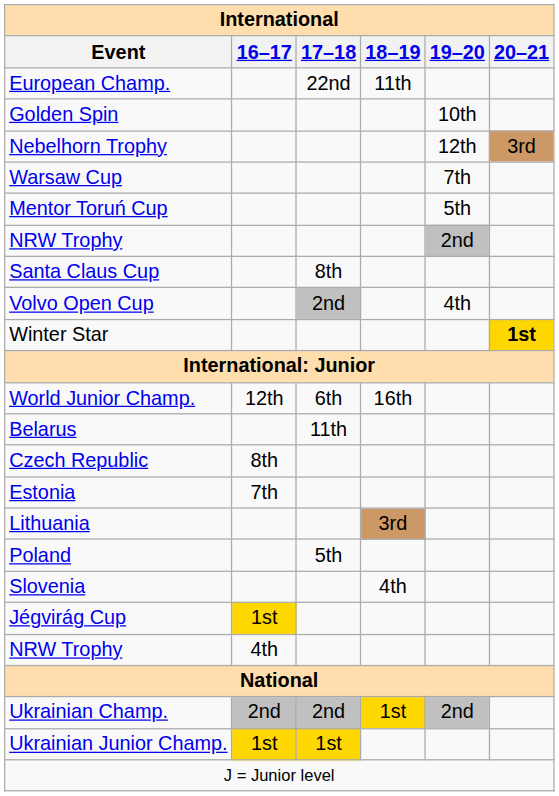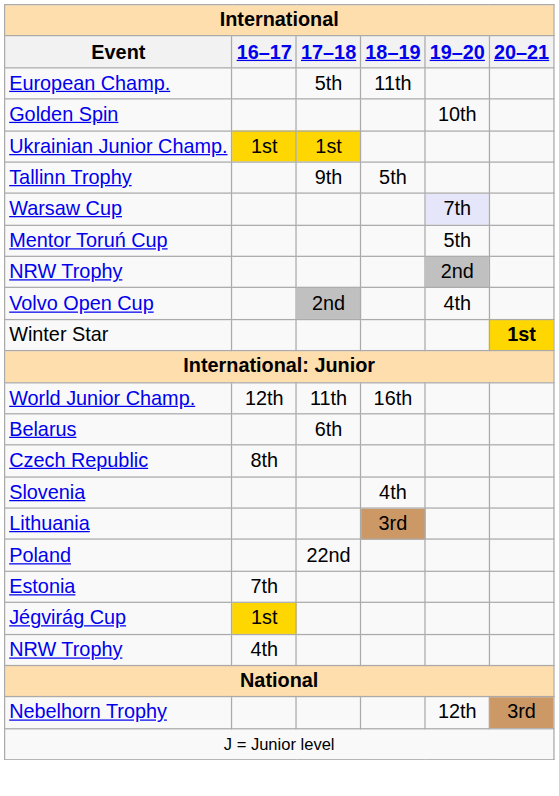(329, 83) 22nd -> (329, 83) 5th
rows swapped: (88, 146) <-> (118, 743)
+ row: (70, 177)
(457, 177) no background -> (457, 209) lavender background
- row: (84, 271)
(329, 397) 6th -> (329, 397) 11th
(329, 429) 11th -> (329, 429) 6th
rows swapped: (42, 492) <-> (47, 586)
(329, 555) 5th -> (329, 555) 22nd
- row: (89, 712)
